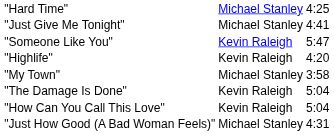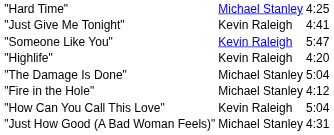(261, 25) Michael Stanley -> (255, 25) Kevin Raleigh
- row: (32, 75)
(255, 91) Kevin Raleigh -> (261, 75) Michael Stanley
+ row: (49, 91)
